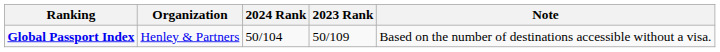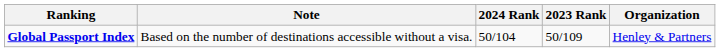columns swapped: (190, 15) <-> (545, 15)
